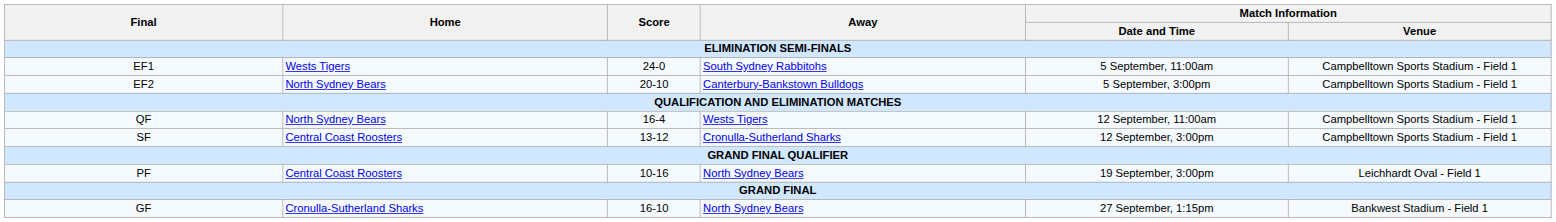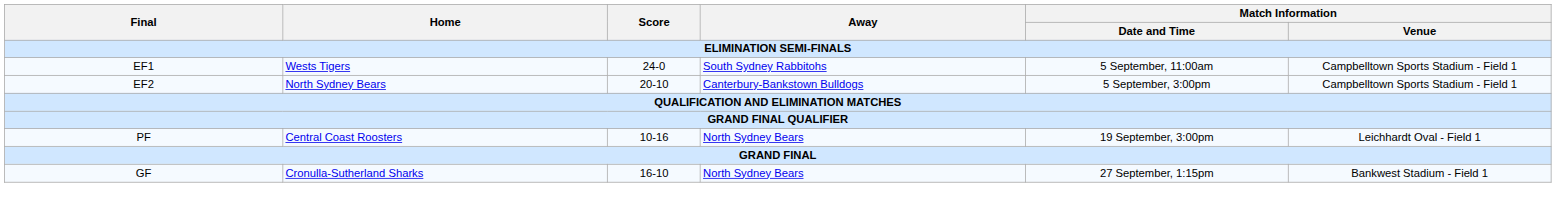- row: (144, 120)
- row: (144, 138)
